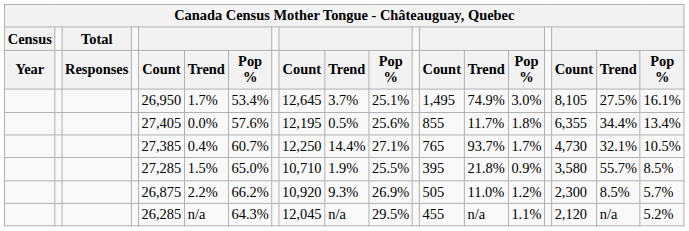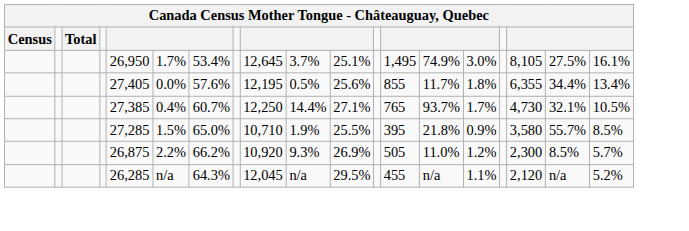- row: (30, 69)
